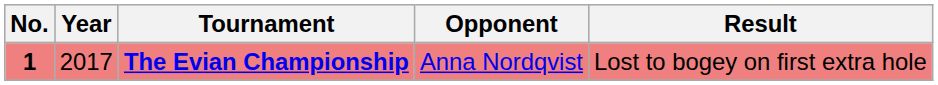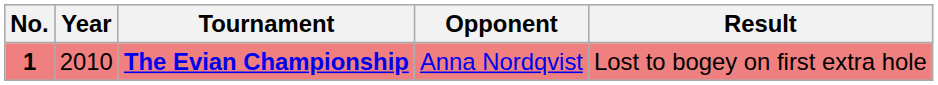(86, 62) 2017 -> (86, 62) 2010
